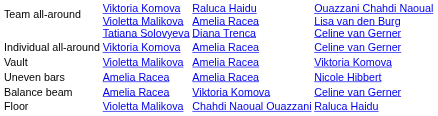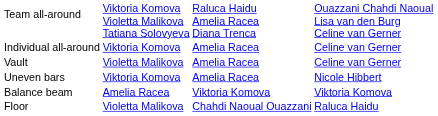(353, 62) Viktoria Komova -> (358, 62) Celine van Gerner
(136, 77) Amelia Racea -> (142, 77) Viktoria Komova
(358, 92) Celine van Gerner -> (353, 92) Viktoria Komova
